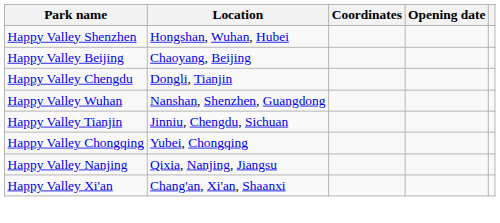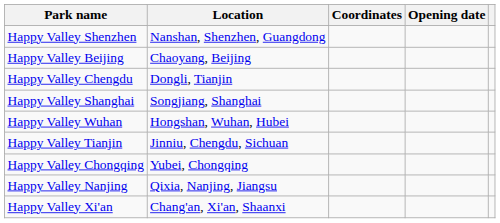(220, 36) Hongshan, Wuhan, Hubei -> (238, 36) Nanshan, Shenzhen, Guangdong
+ row: (71, 100)
(238, 100) Nanshan, Shenzhen, Guangdong -> (220, 121) Hongshan, Wuhan, Hubei
